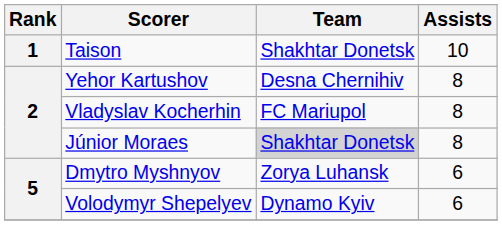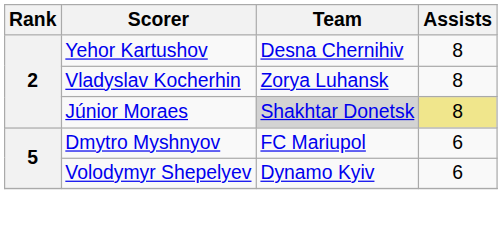- row: (93, 50)
(313, 111) FC Mariupol -> (324, 81) Zorya Luhansk
(458, 142) no background -> (458, 111) khaki background
(324, 173) Zorya Luhansk -> (313, 142) FC Mariupol
